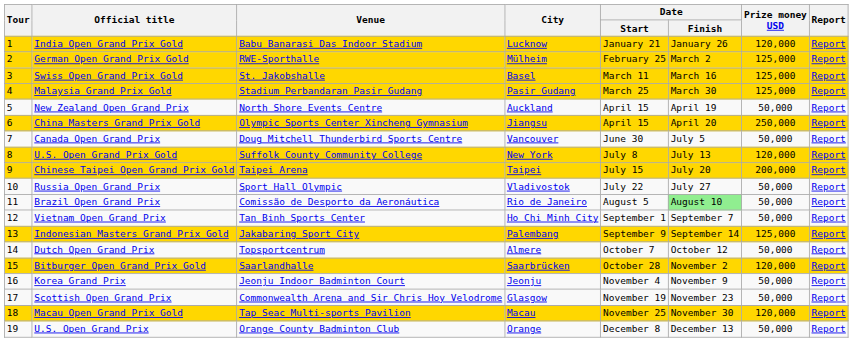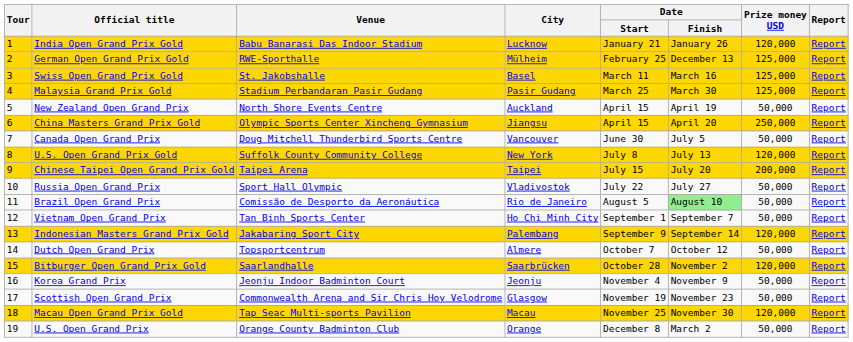(691, 60) March 2 -> (702, 60) December 13
(775, 234) 125,000 -> (775, 234) 120,000
(702, 329) December 13 -> (691, 329) March 2
